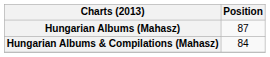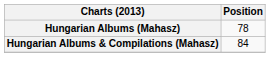(243, 28) 87 -> (243, 28) 78
